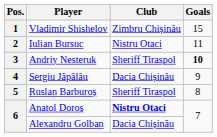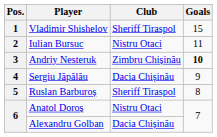(147, 28) Zimbru Chișinău -> (144, 28) Sheriff Tiraspol
(144, 60) Sheriff Tiraspol -> (147, 60) Zimbru Chișinău
(139, 108) bold -> (137, 108) normal
